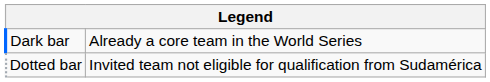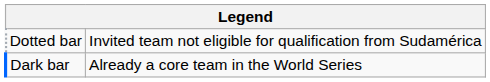rows swapped: (40, 40) <-> (46, 64)
